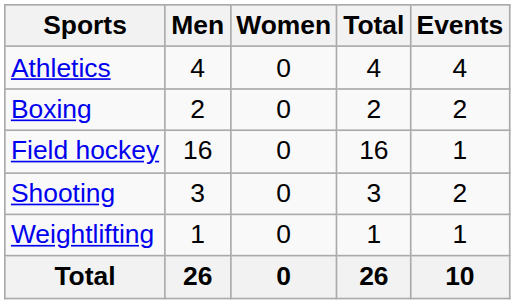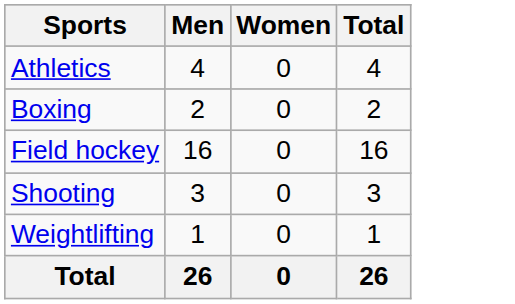- column: (460, 25)
